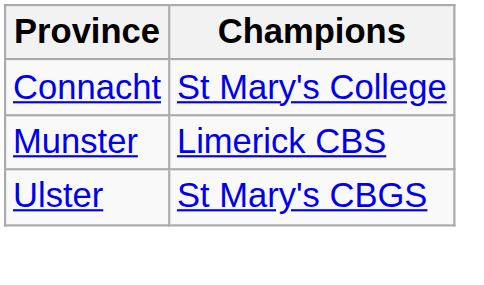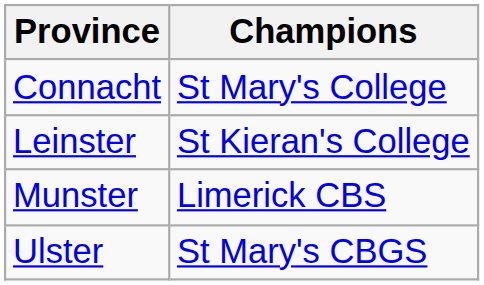+ row: (75, 141)
